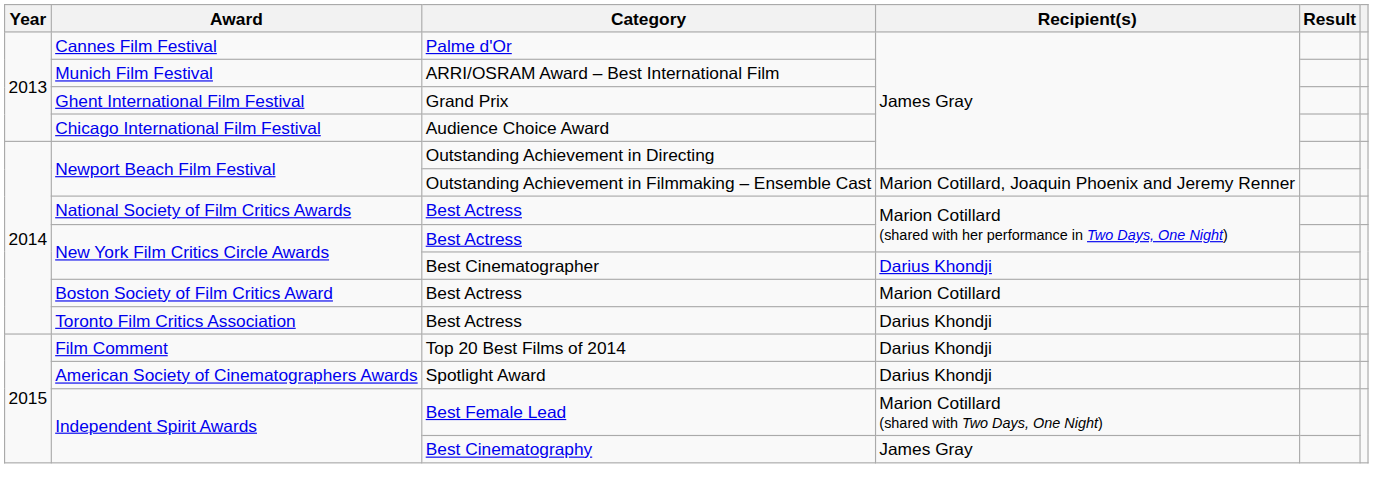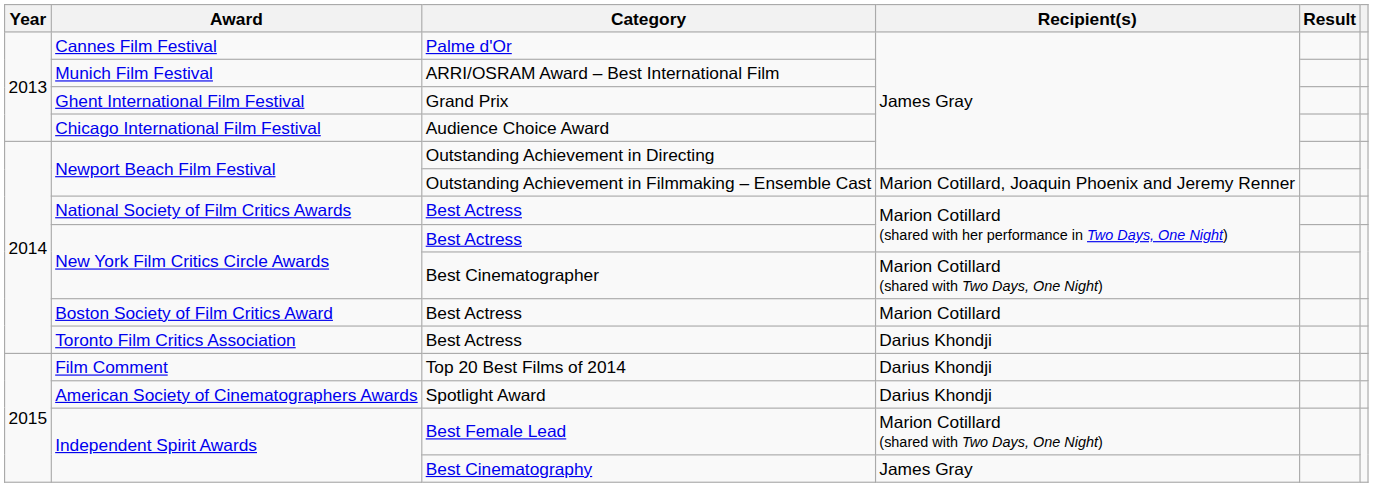(936, 265) Darius Khondji -> (991, 275) Marion Cotillard (shared with Two Days, One Night)
